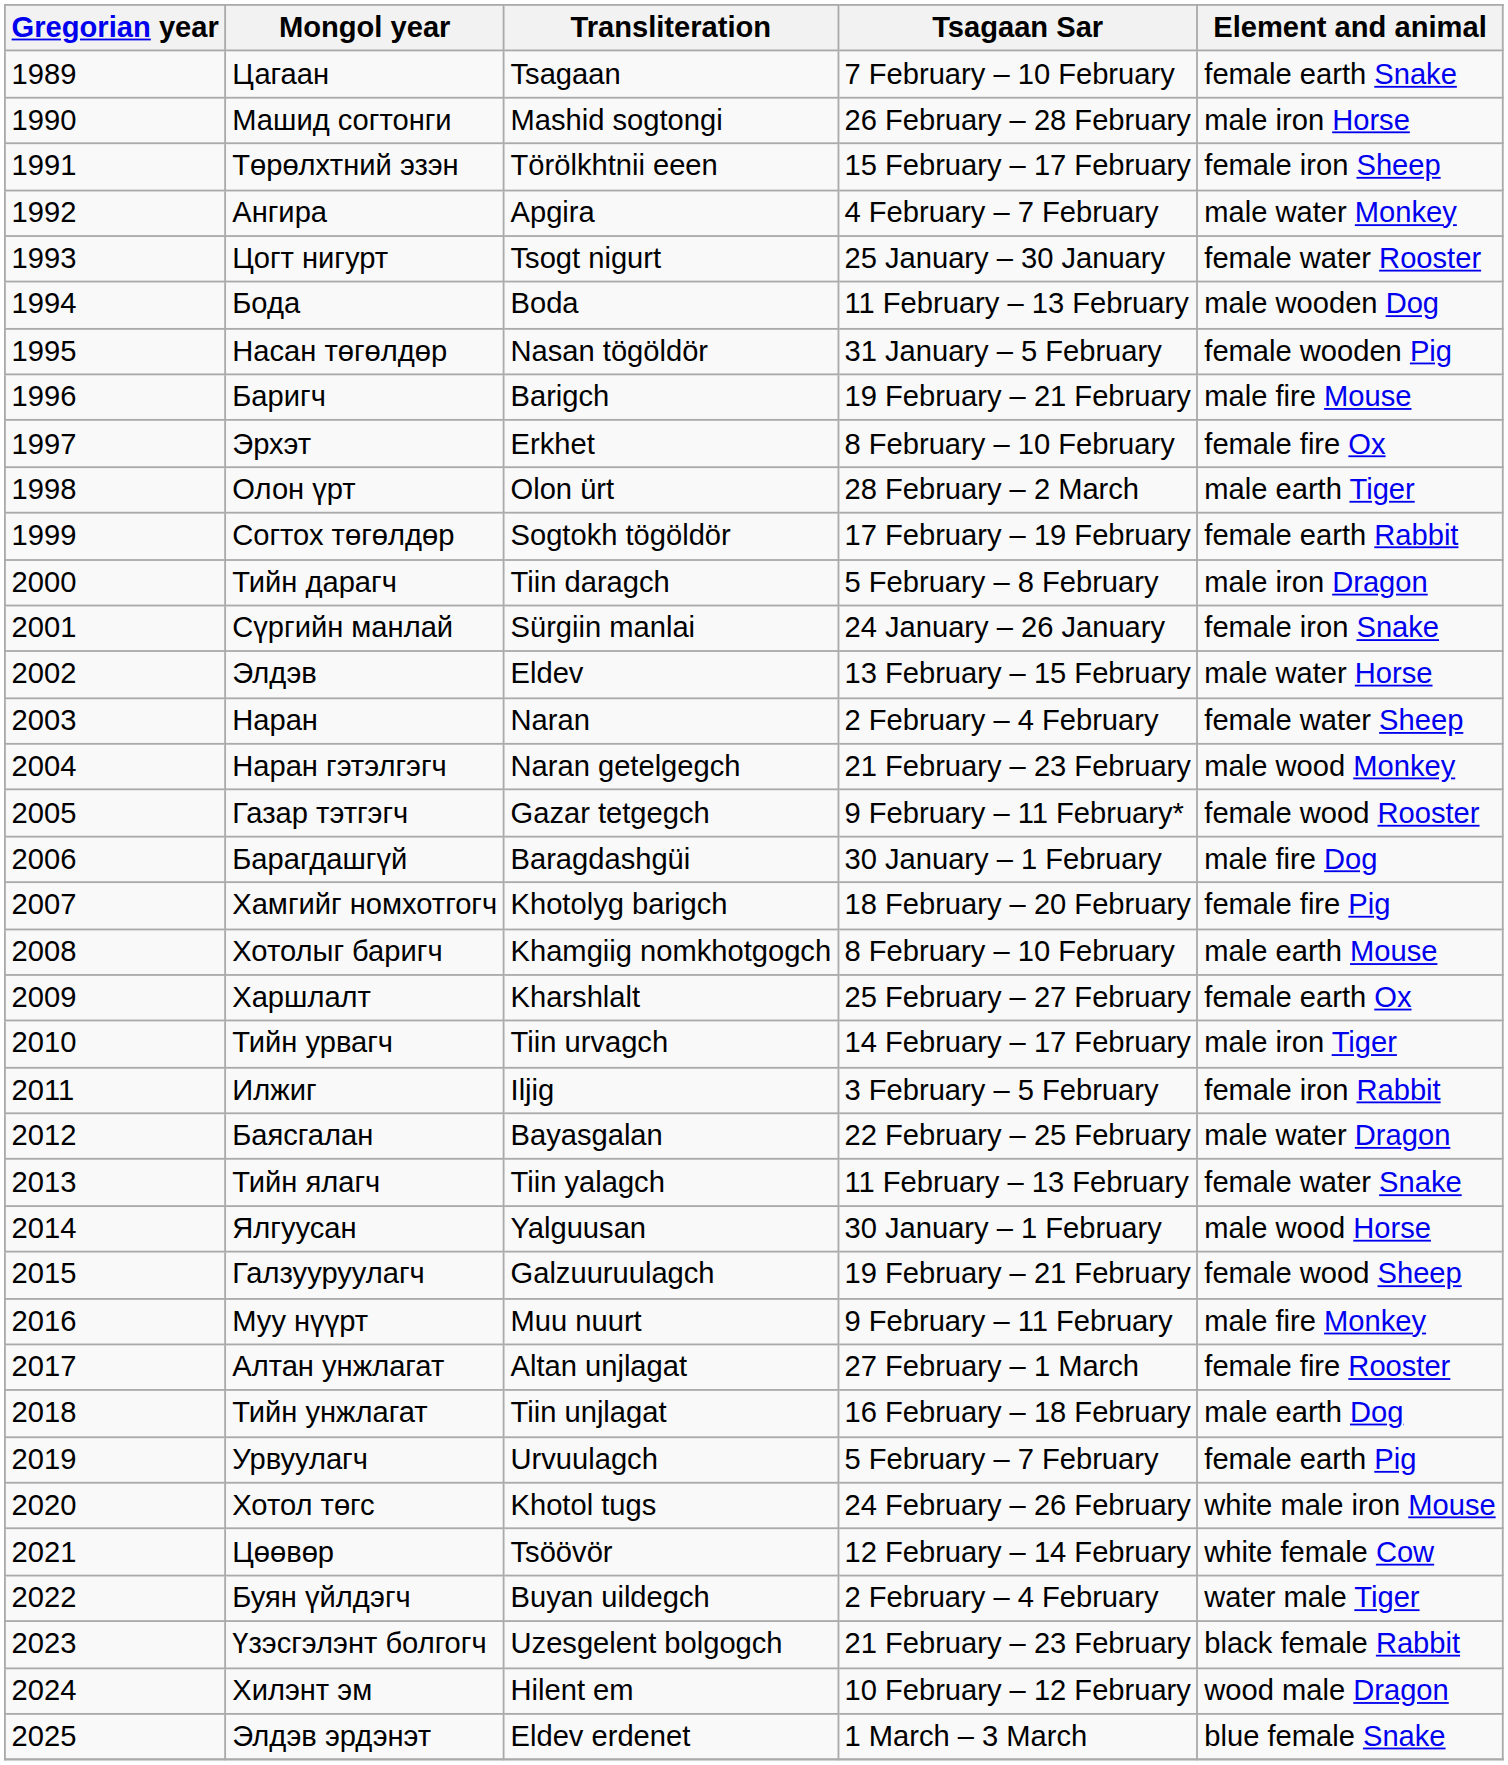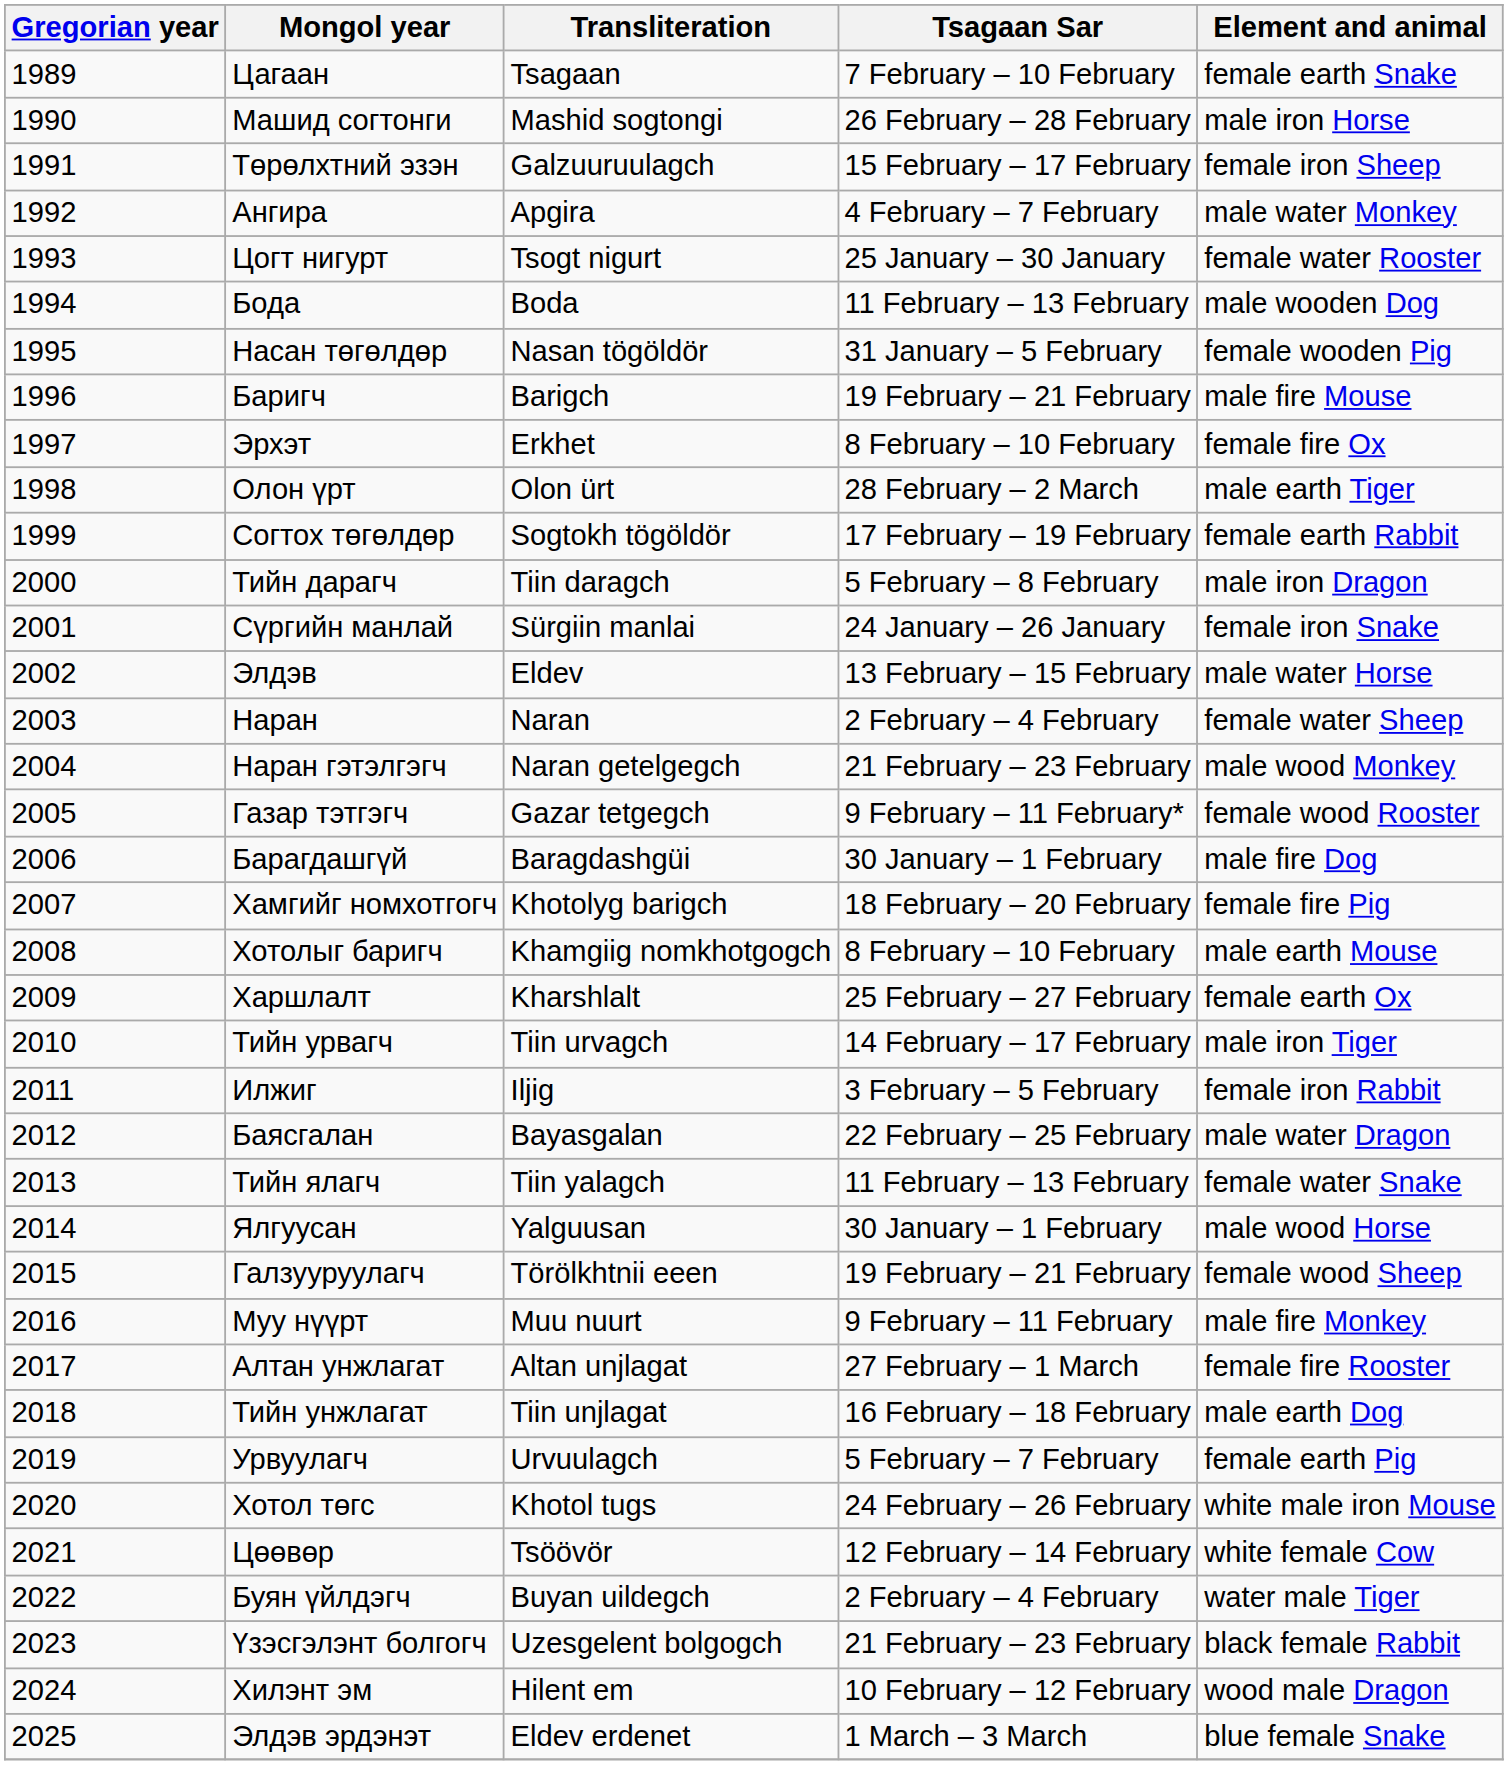(614, 166) Törölkhtnii eeen -> (613, 166) Galzuuruulagch
(613, 1274) Galzuuruulagch -> (614, 1274) Törölkhtnii eeen
